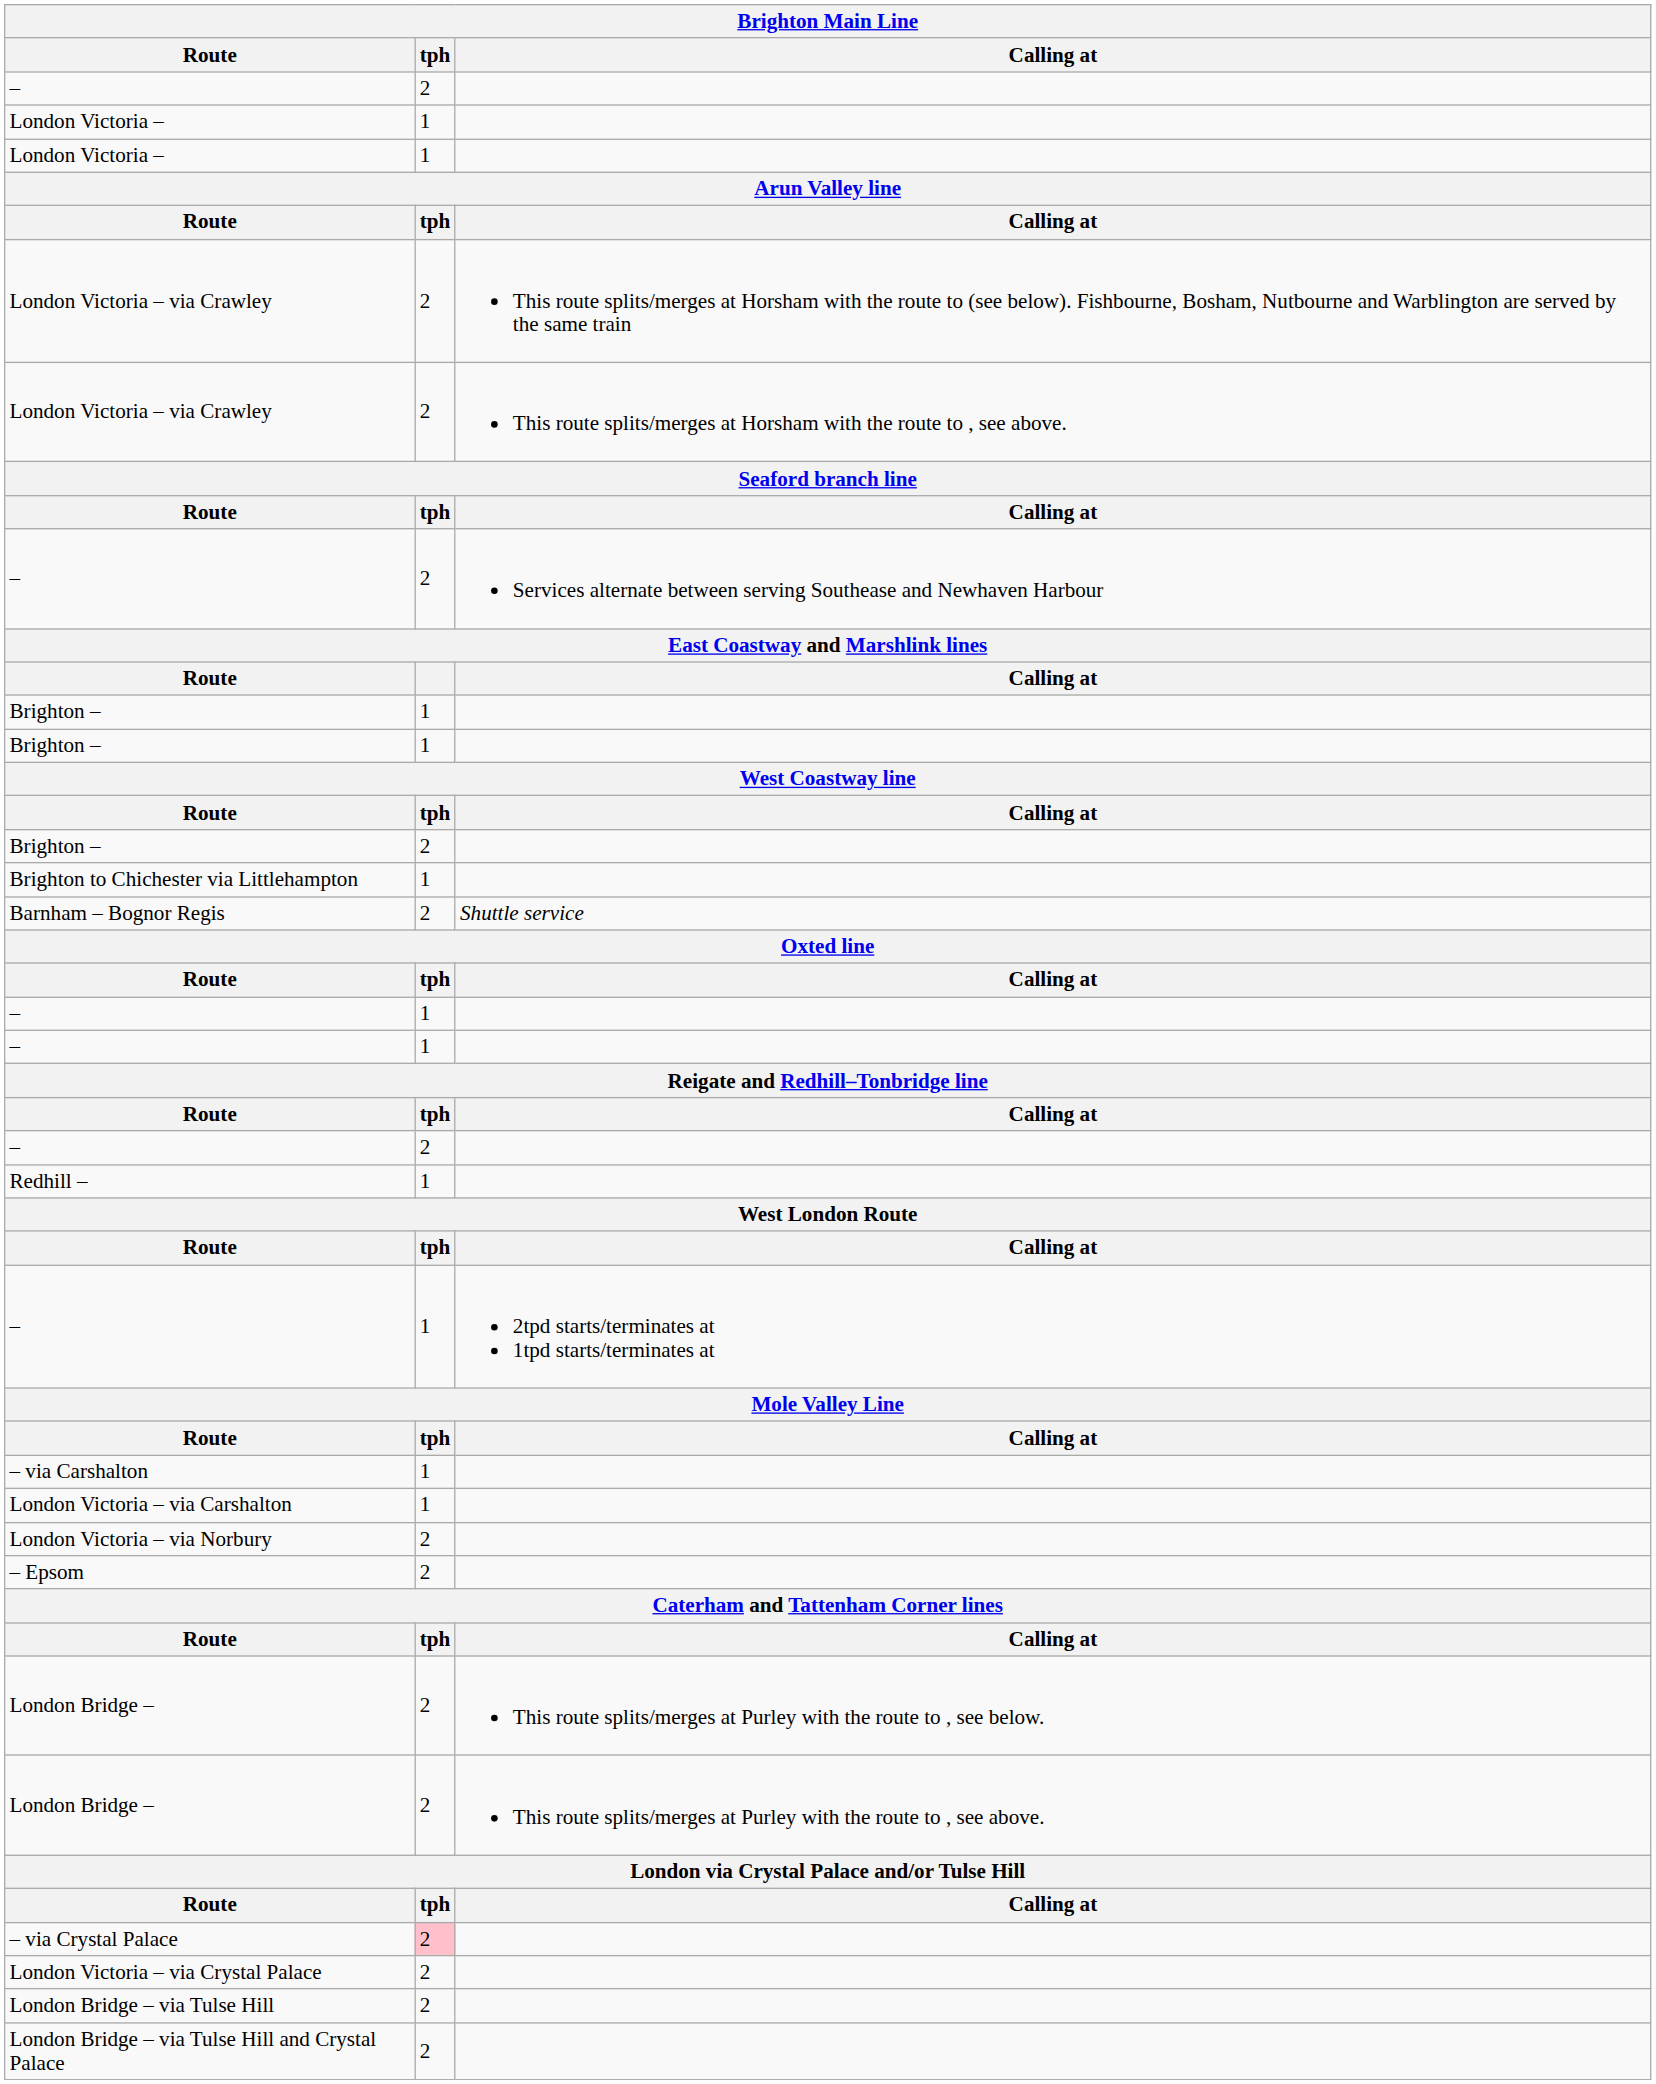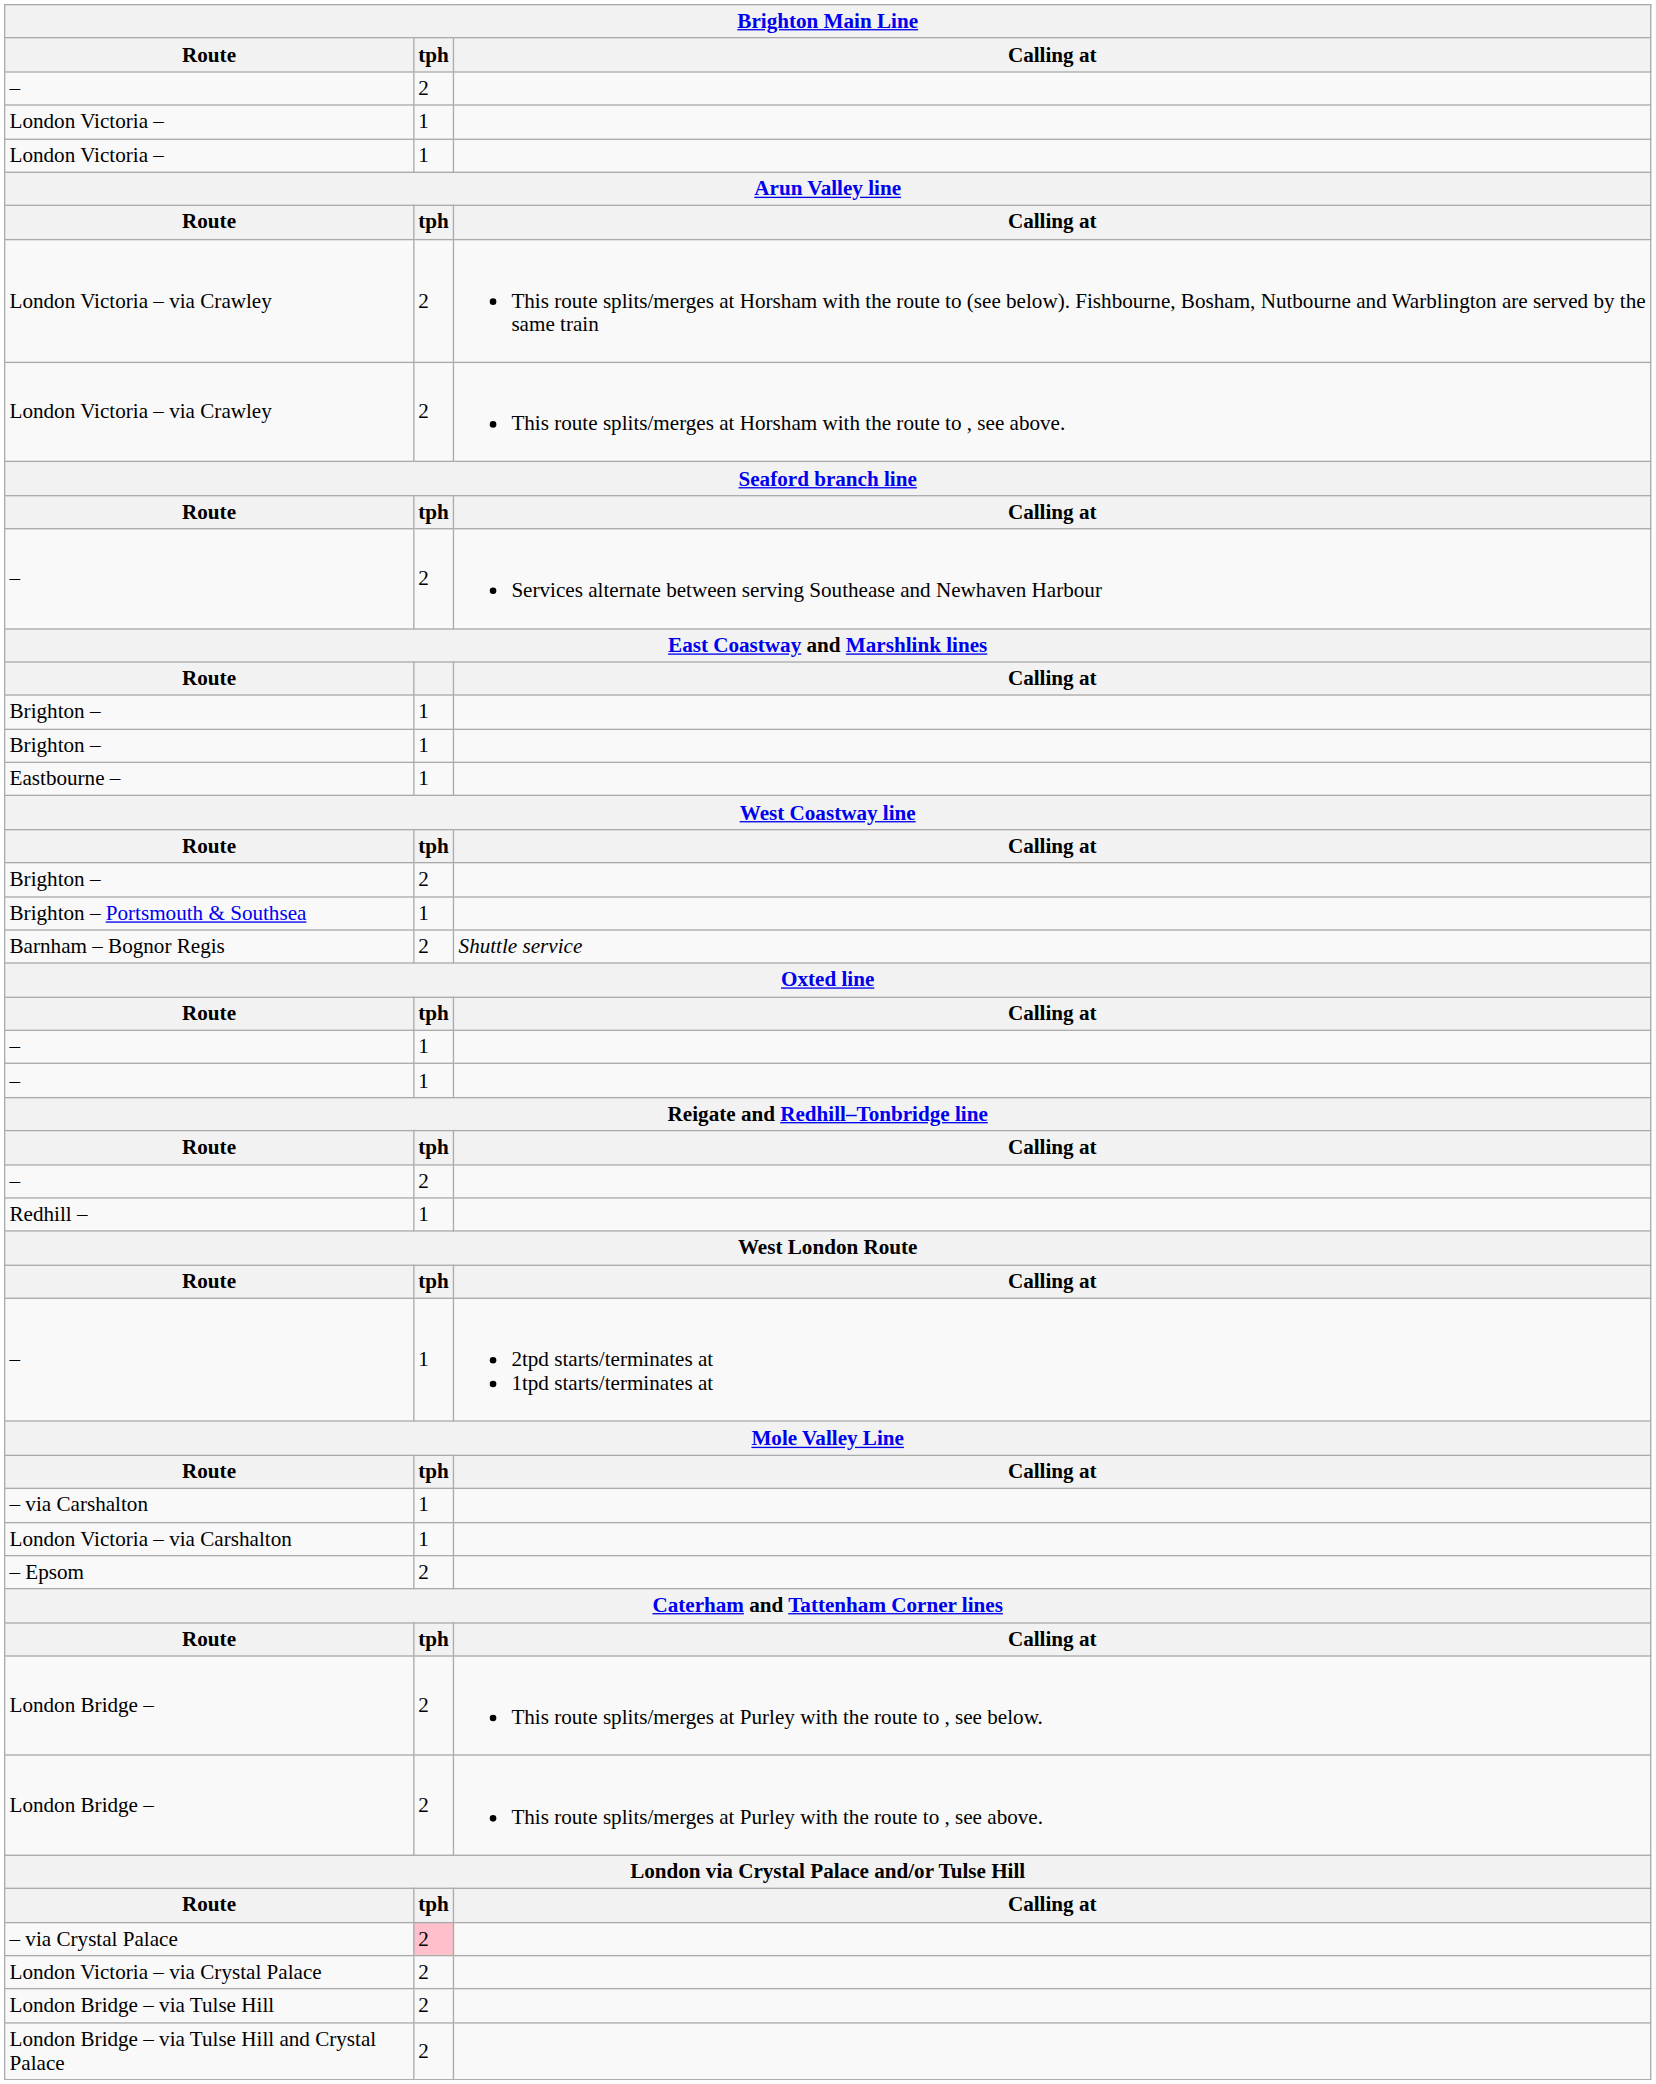+ row: (65, 778)
+ row: (158, 912)
- row: (184, 879)
- row: (141, 1538)
